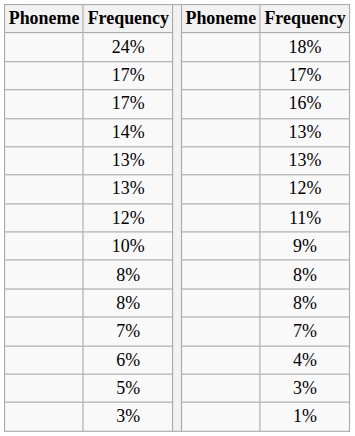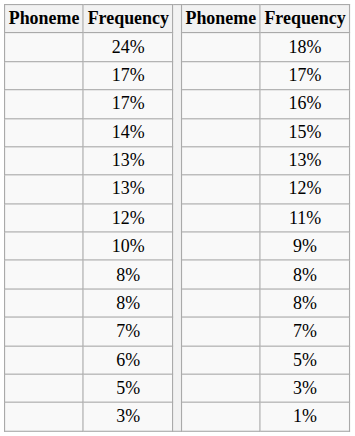(305, 132) 13% -> (305, 132) 15%
(305, 359) 4% -> (305, 359) 5%
